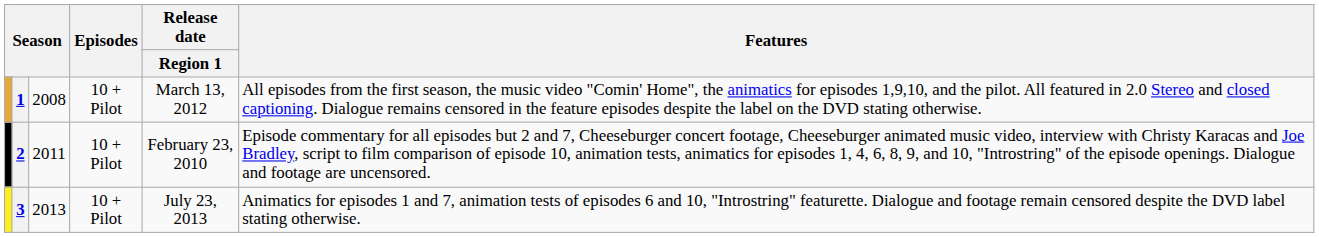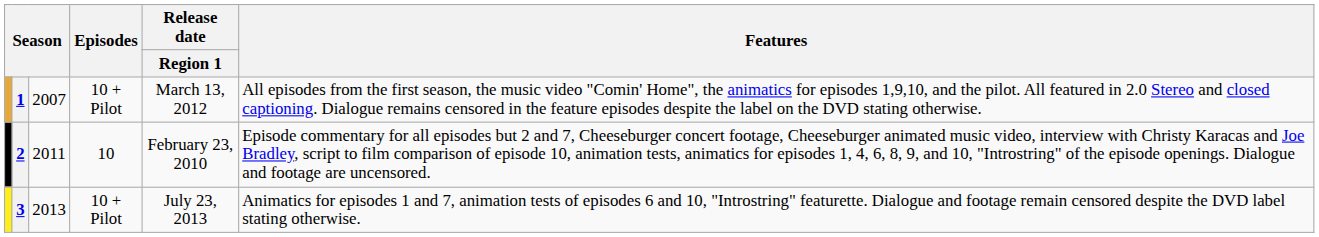(49, 99) 2008 -> (49, 99) 2007
(106, 154) 10 + Pilot -> (106, 154) 10
